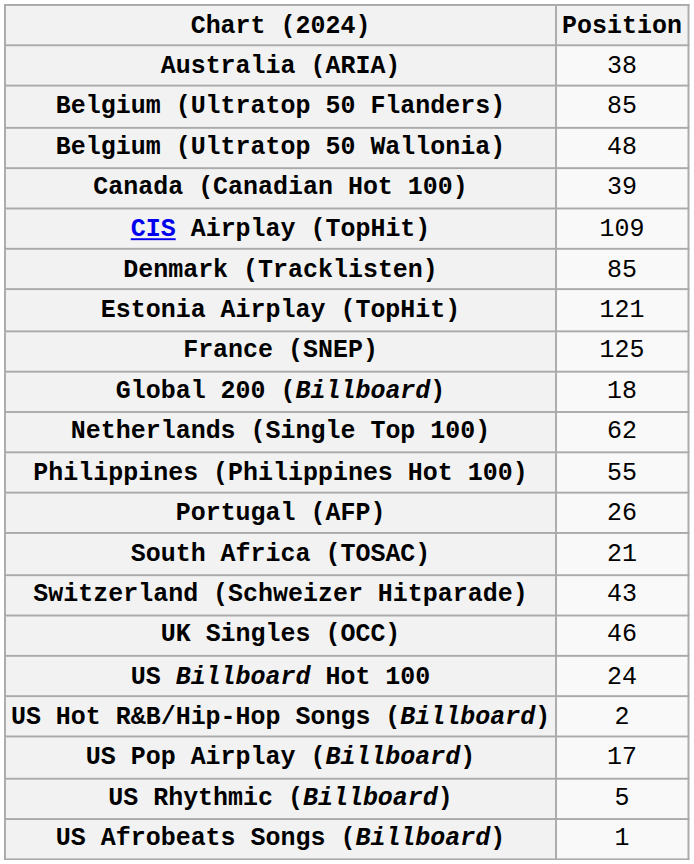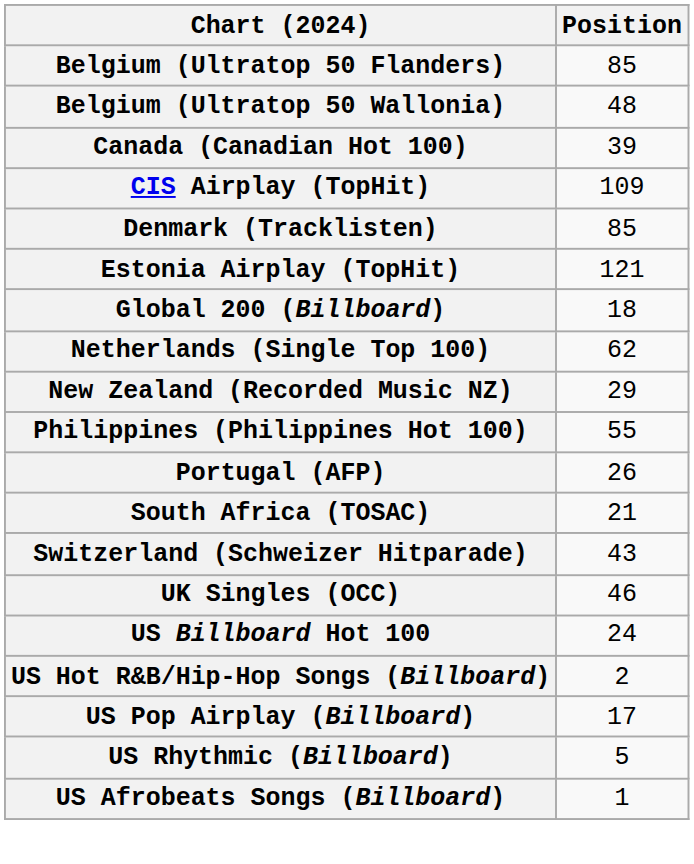- row: (281, 66)
- row: (281, 351)
+ row: (281, 391)
